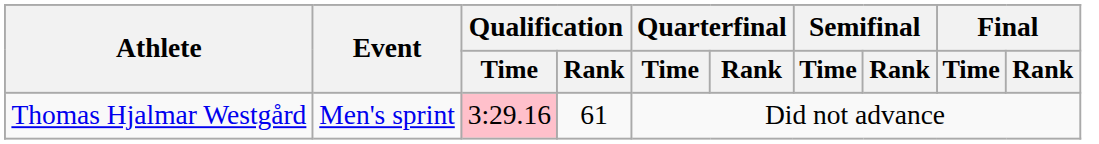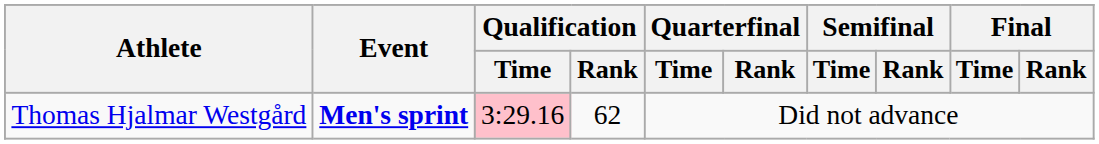(387, 115) normal -> (394, 115) bold
(594, 115) 61 -> (607, 115) 62
